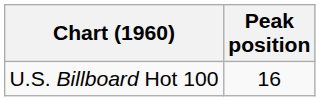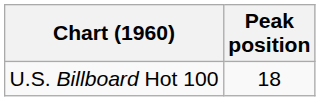(269, 78) 16 -> (269, 78) 18
